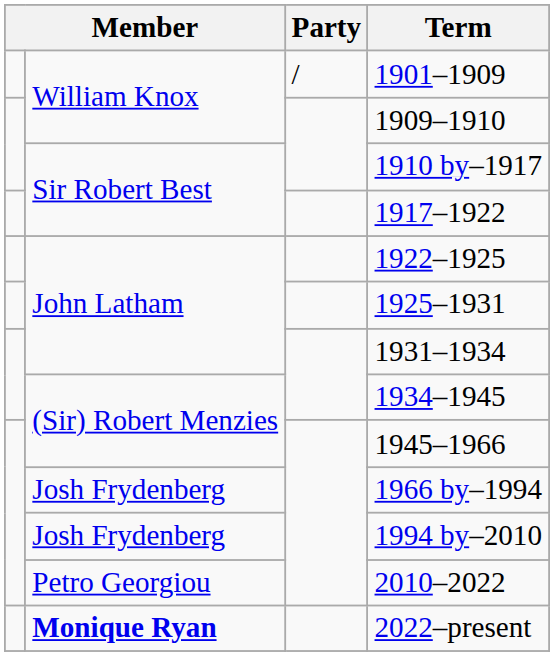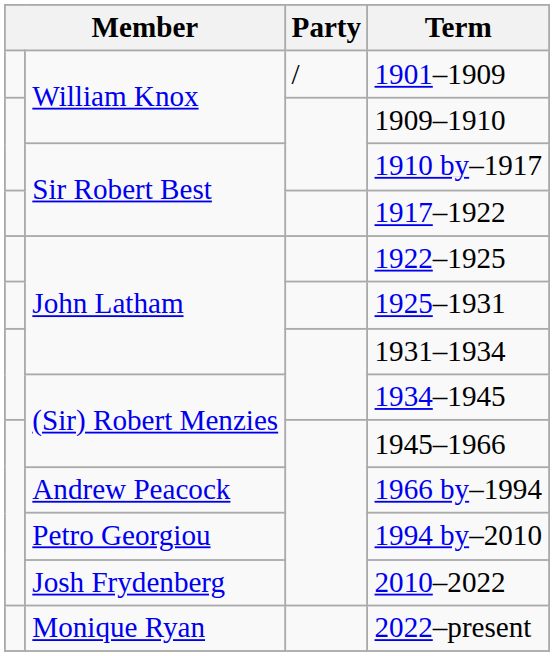(129, 489) Josh Frydenberg -> (131, 489) Andrew Peacock
(129, 535) Josh Frydenberg -> (121, 535) Petro Georgiou
(121, 581) Petro Georgiou -> (129, 581) Josh Frydenberg
(124, 627) bold -> (119, 627) normal
